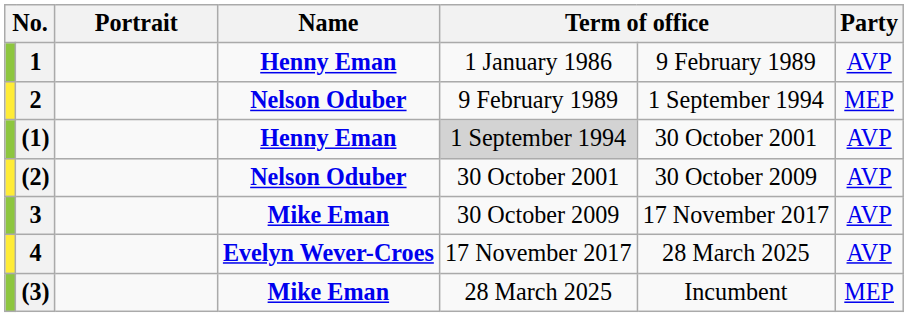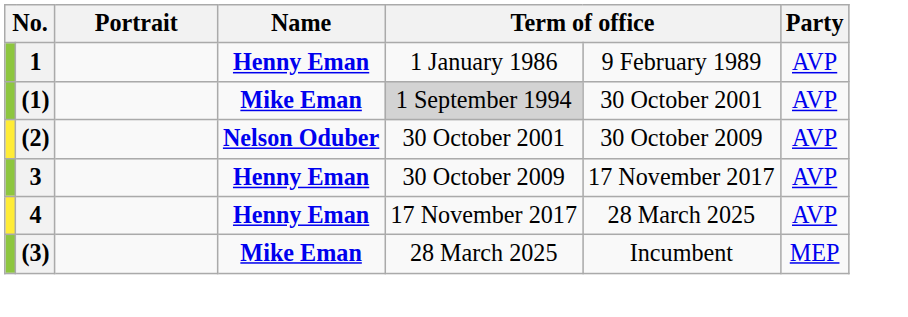- row: (36, 100)
(328, 138) Henny Eman -> (301, 100) Mike Eman
(328, 215) Mike Eman -> (301, 176) Henny Eman
(328, 253) Evelyn Wever-Croes -> (301, 215) Henny Eman
